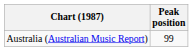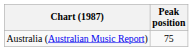(169, 38) 99 -> (169, 38) 75
